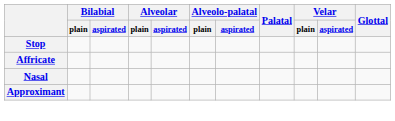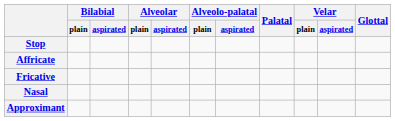+ row: (36, 76)
